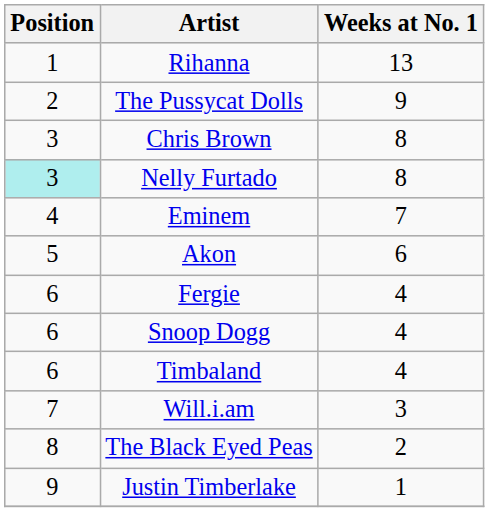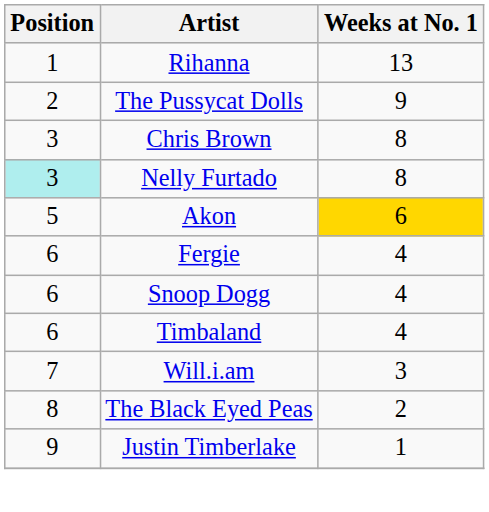- row: (209, 216)
(401, 255) no background -> (401, 216) gold background
